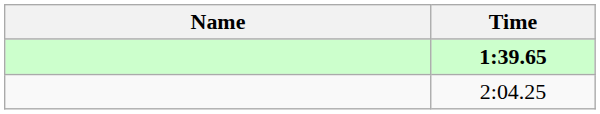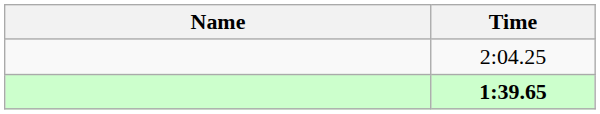rows swapped: (513, 56) <-> (513, 91)
